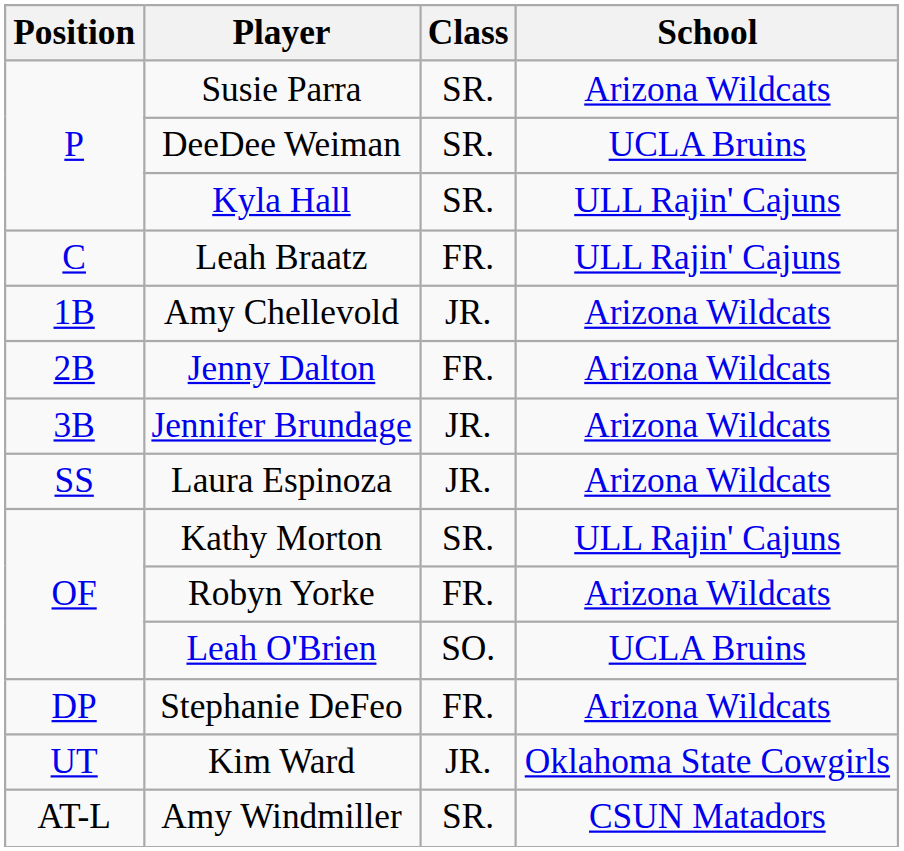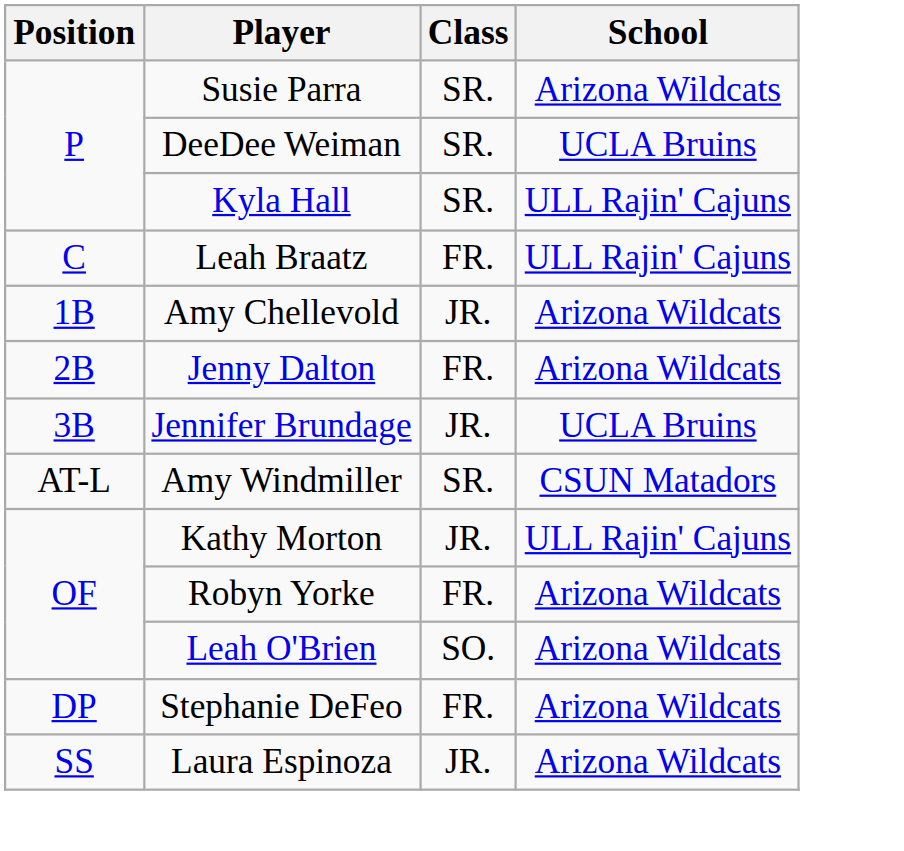(707, 425) Arizona Wildcats -> (658, 425) UCLA Bruins
rows swapped: (281, 481) <-> (281, 817)
(468, 537) SR. -> (468, 537) JR.
(707, 649) UCLA Bruins -> (658, 649) Arizona Wildcats
- row: (281, 761)
